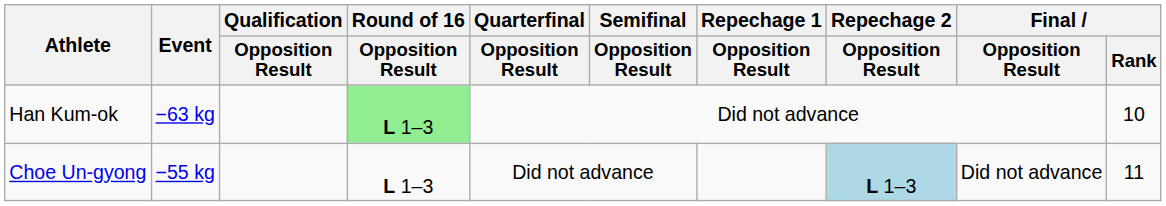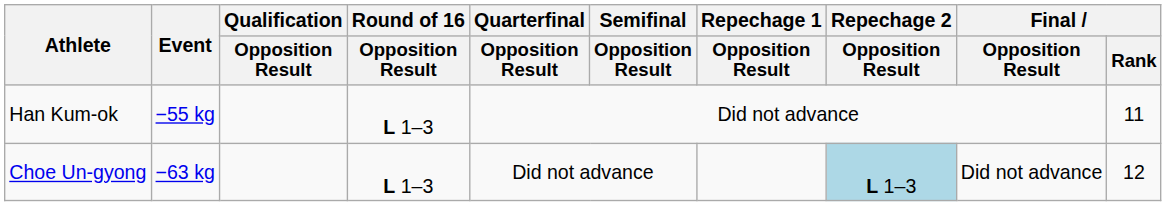(185, 115) −63 kg -> (185, 115) −55 kg
(408, 128) lightgreen background -> (408, 128) no background
(1134, 115) 10 -> (1134, 115) 11
(185, 172) −55 kg -> (185, 172) −63 kg
(1134, 172) 11 -> (1134, 172) 12
